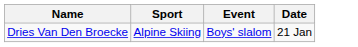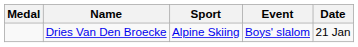+ column: (24, 14)
